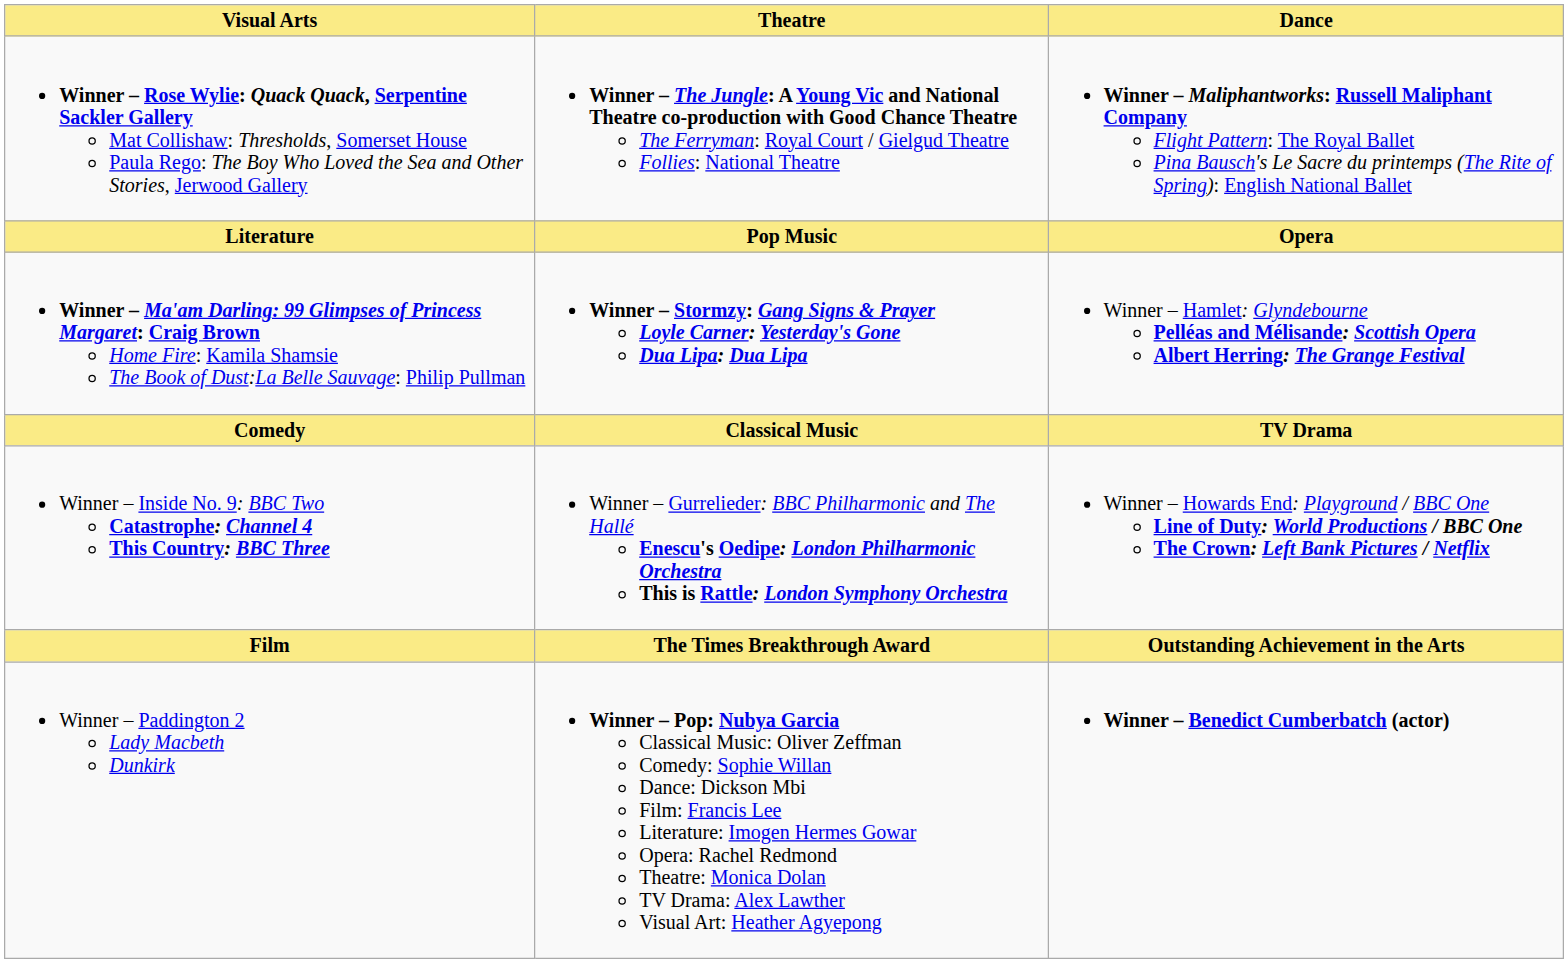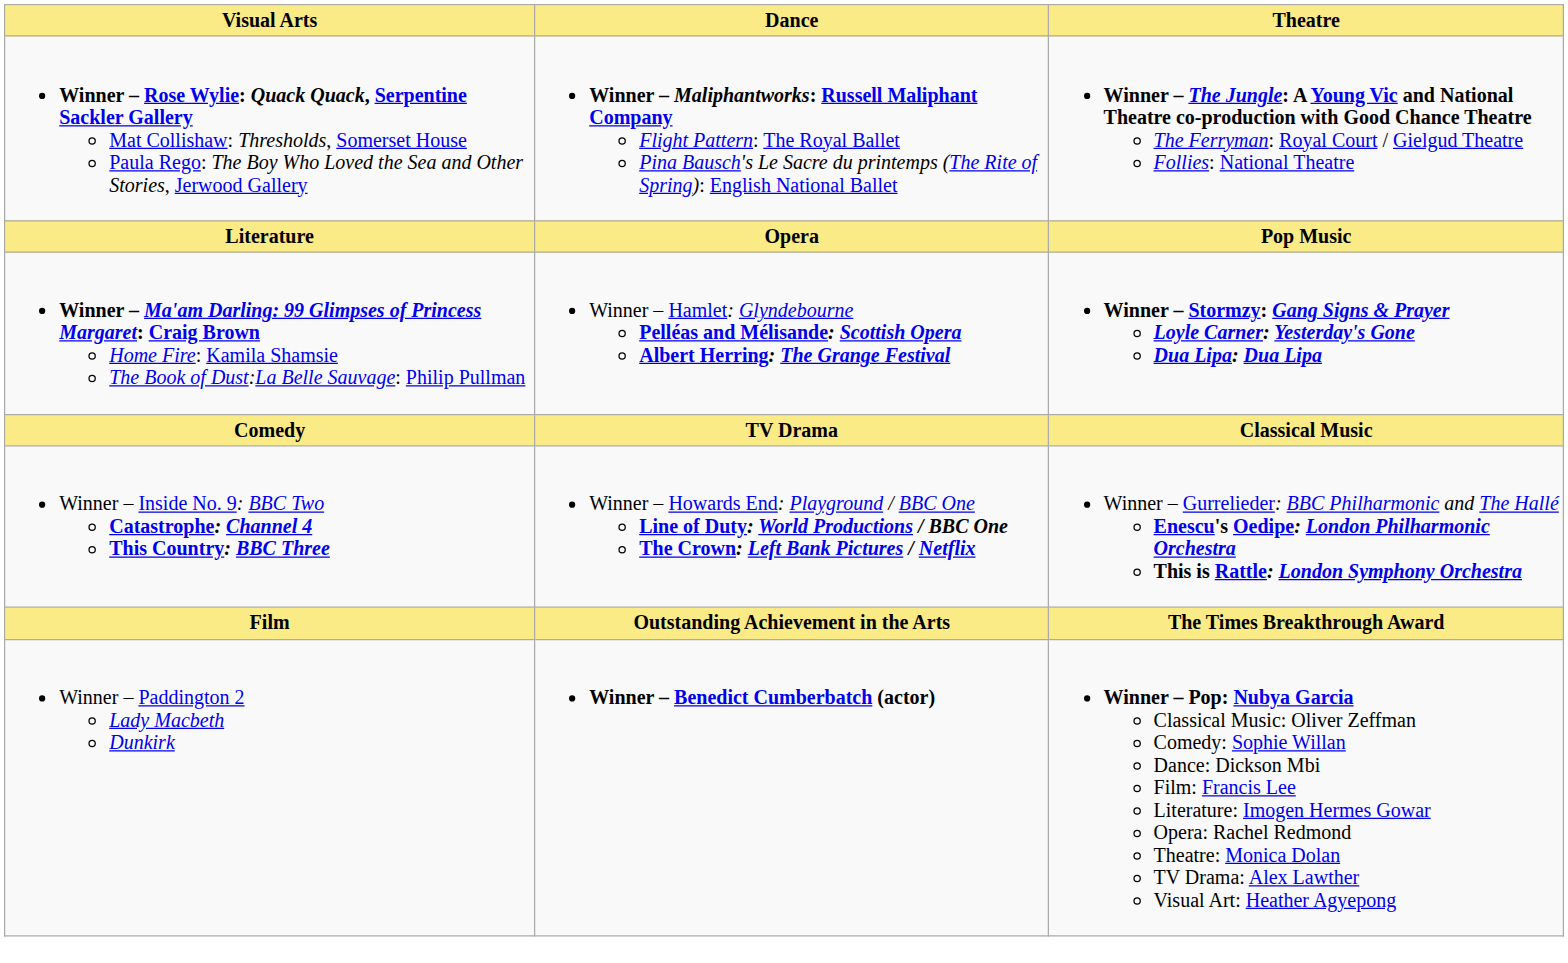columns swapped: (792, 20) <-> (1306, 20)
